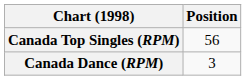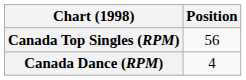(212, 63) 3 -> (212, 63) 4
